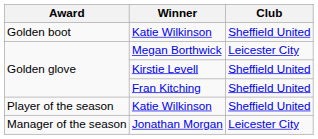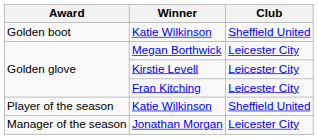(269, 69) Sheffield United -> (264, 69) Leicester City
(269, 87) Sheffield United -> (264, 87) Leicester City
